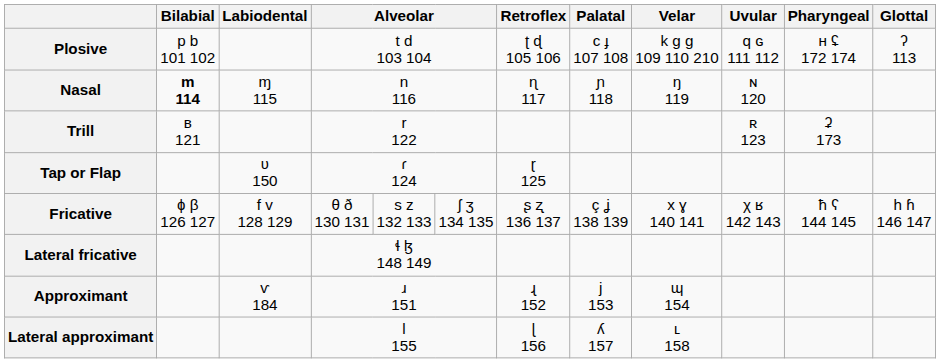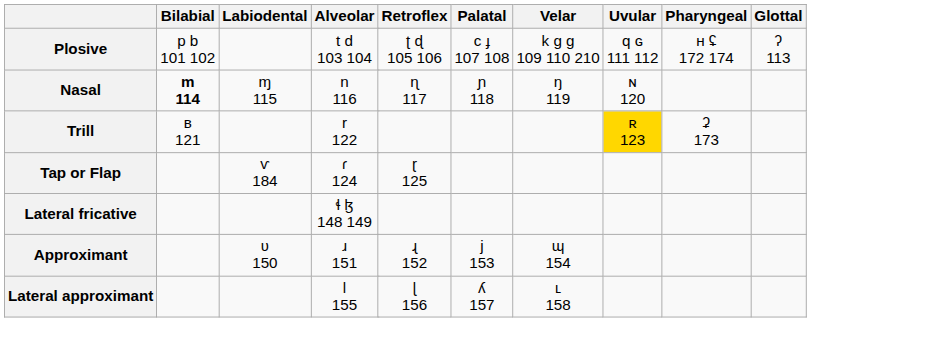(753, 131) no background -> (633, 131) gold background
(265, 172) ʋ 150 -> (265, 172) ⱱ 184
- row: (81, 214)
(265, 296) ⱱ 184 -> (265, 255) ʋ 150
